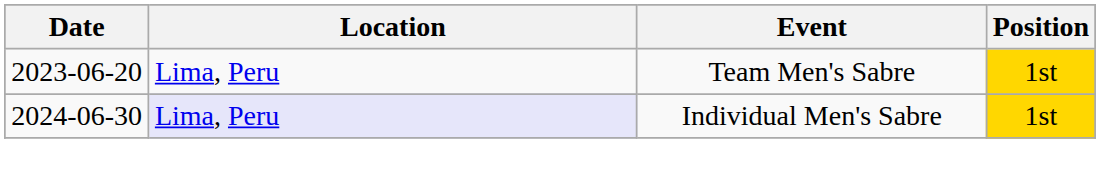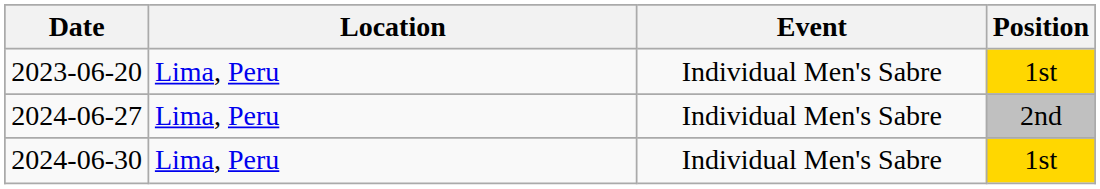(812, 71) Team Men's Sabre -> (812, 71) Individual Men's Sabre
+ row: (77, 115)
(217, 115) lavender background -> (217, 159) no background
